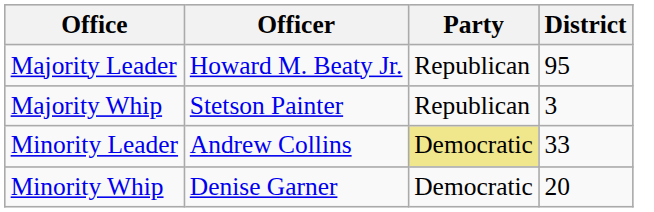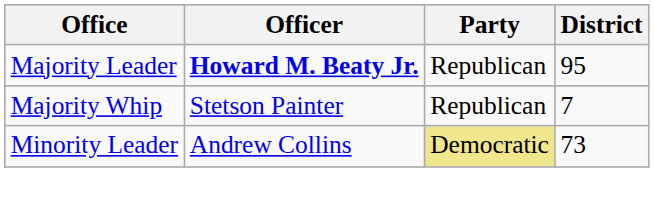(296, 65) normal -> (304, 65) bold
(551, 105) 3 -> (567, 105) 7
(557, 145) 33 -> (573, 145) 73
- row: (87, 186)
